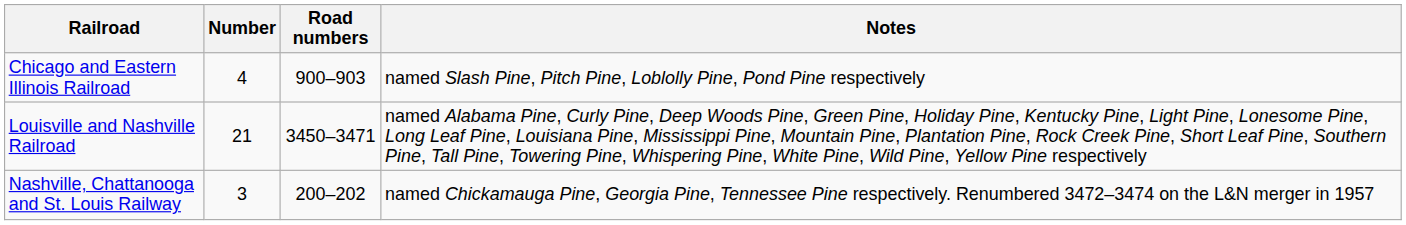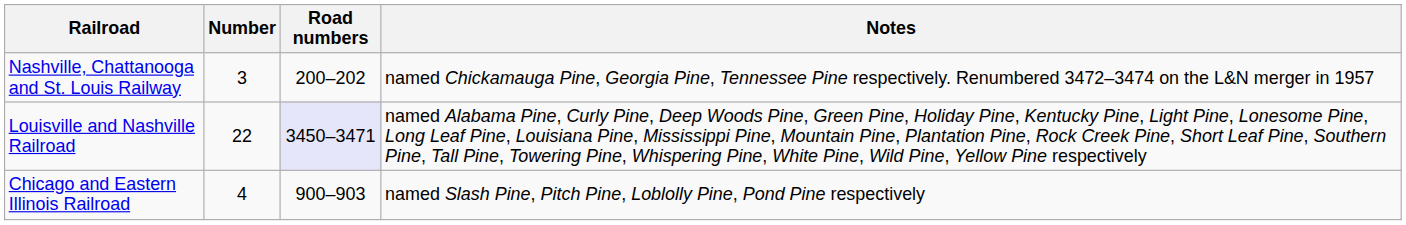rows swapped: (92, 77) <-> (101, 194)
(242, 136) 21 -> (242, 136) 22
(331, 136) no background -> (331, 136) lavender background
